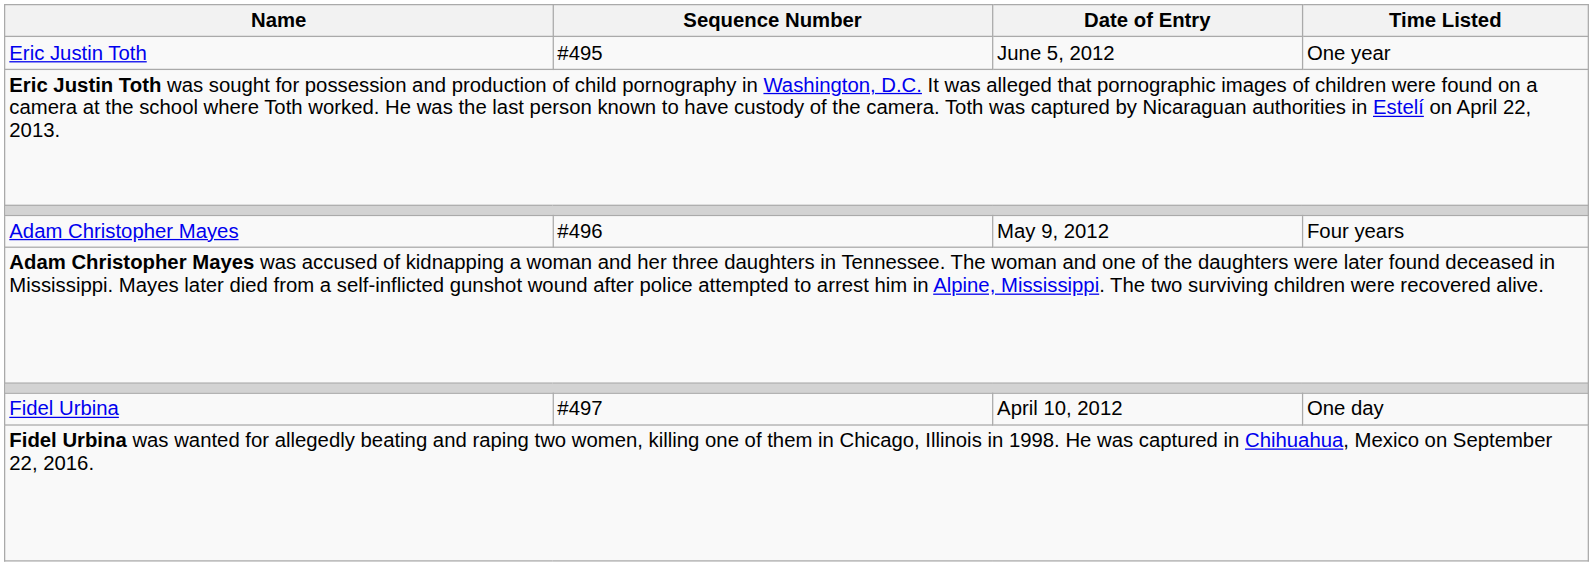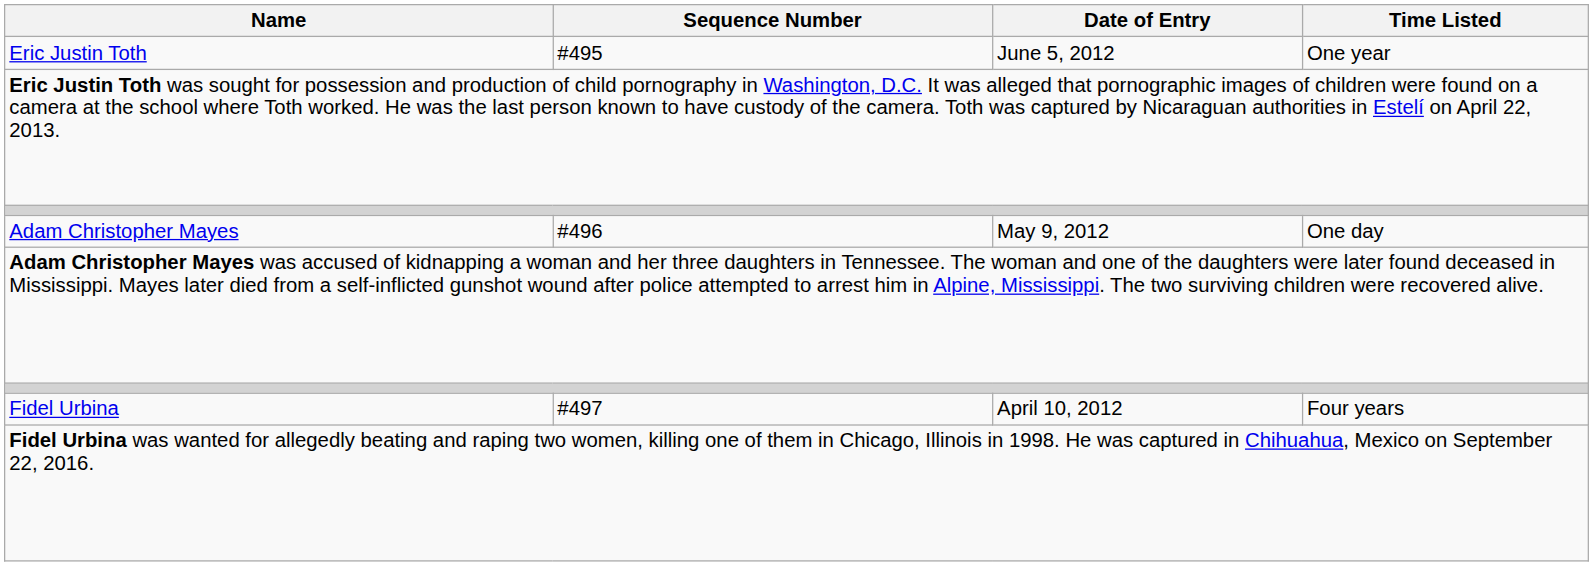(1356, 230) Four years -> (1345, 230) One day
(1345, 408) One day -> (1356, 408) Four years
